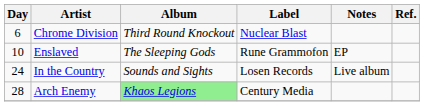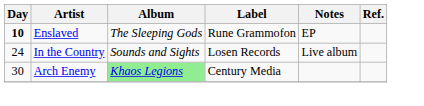- row: (76, 33)
(18, 52) normal -> (18, 33) bold
(18, 91) 28 -> (18, 71) 30
